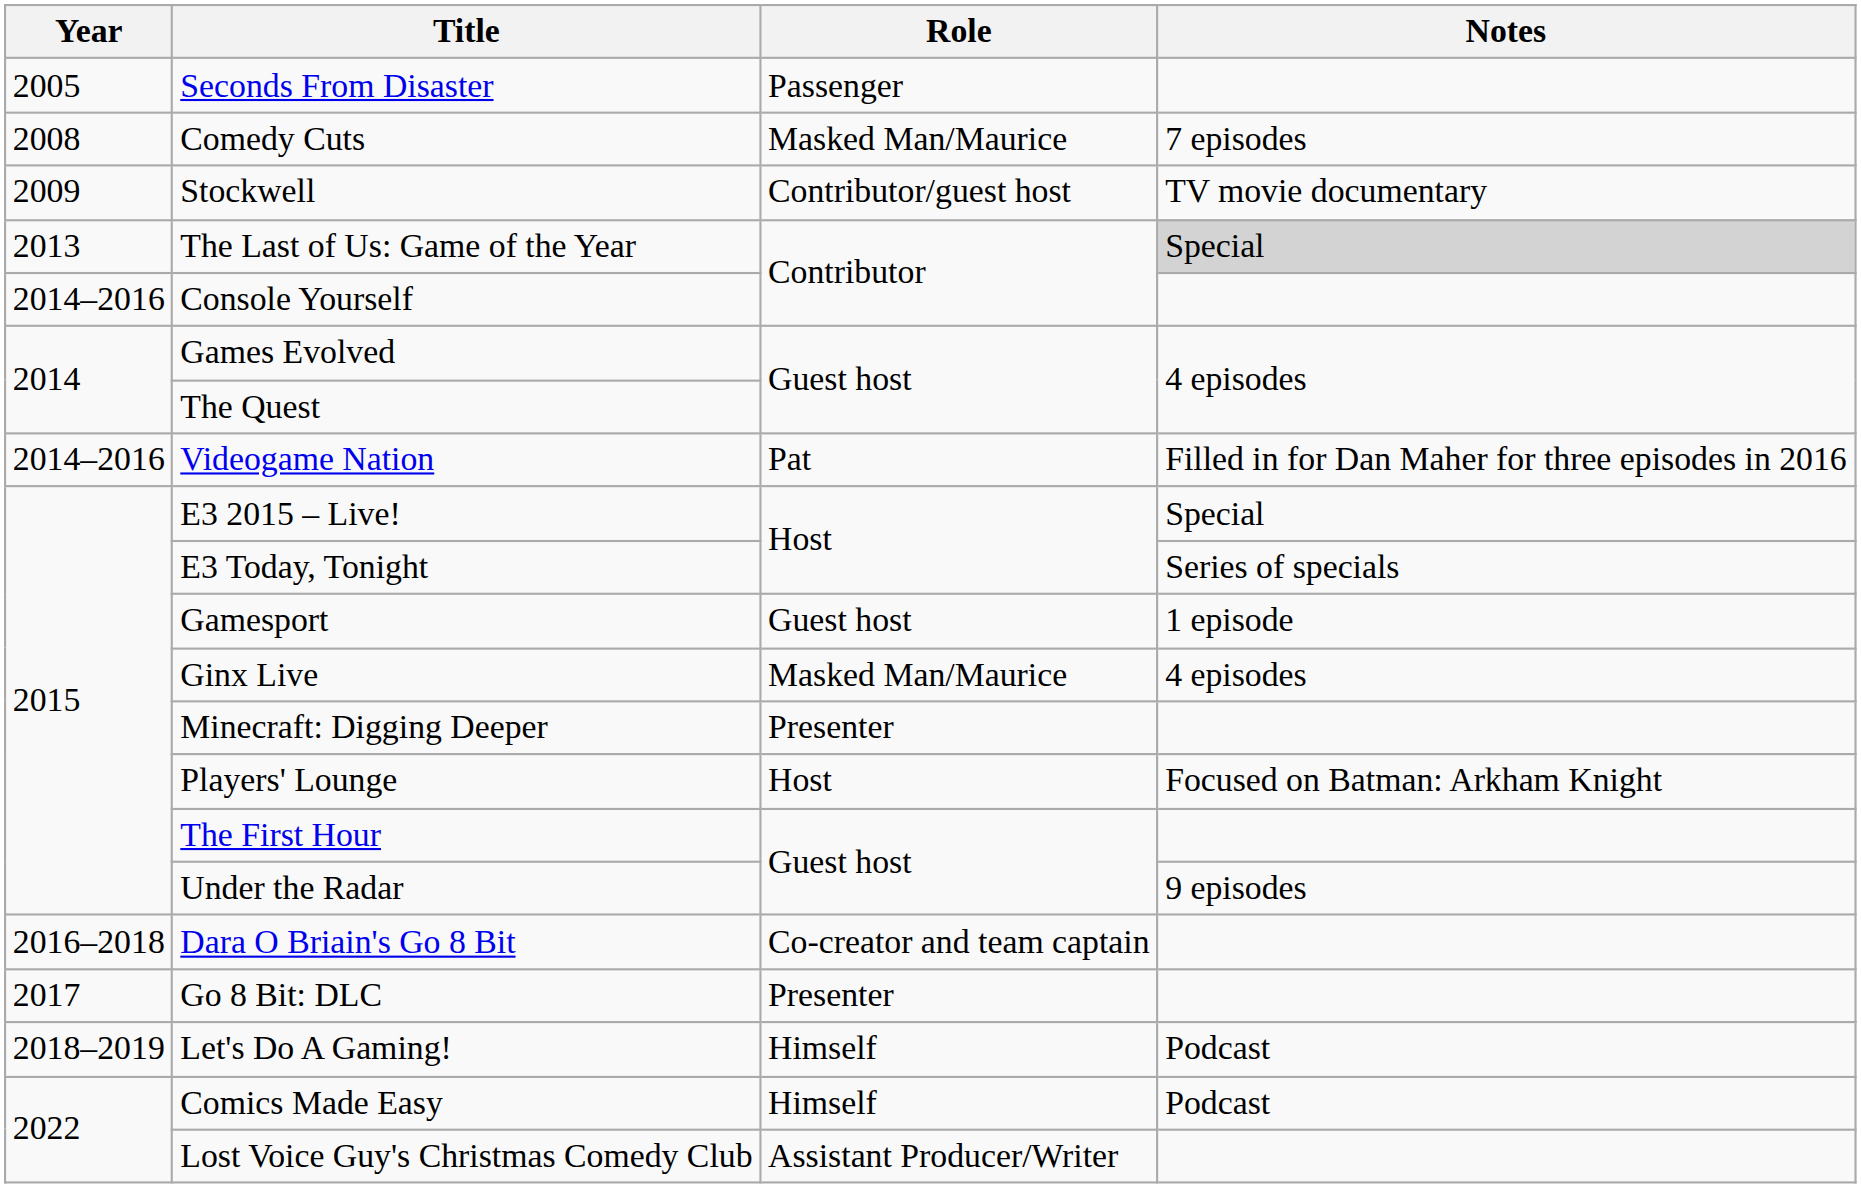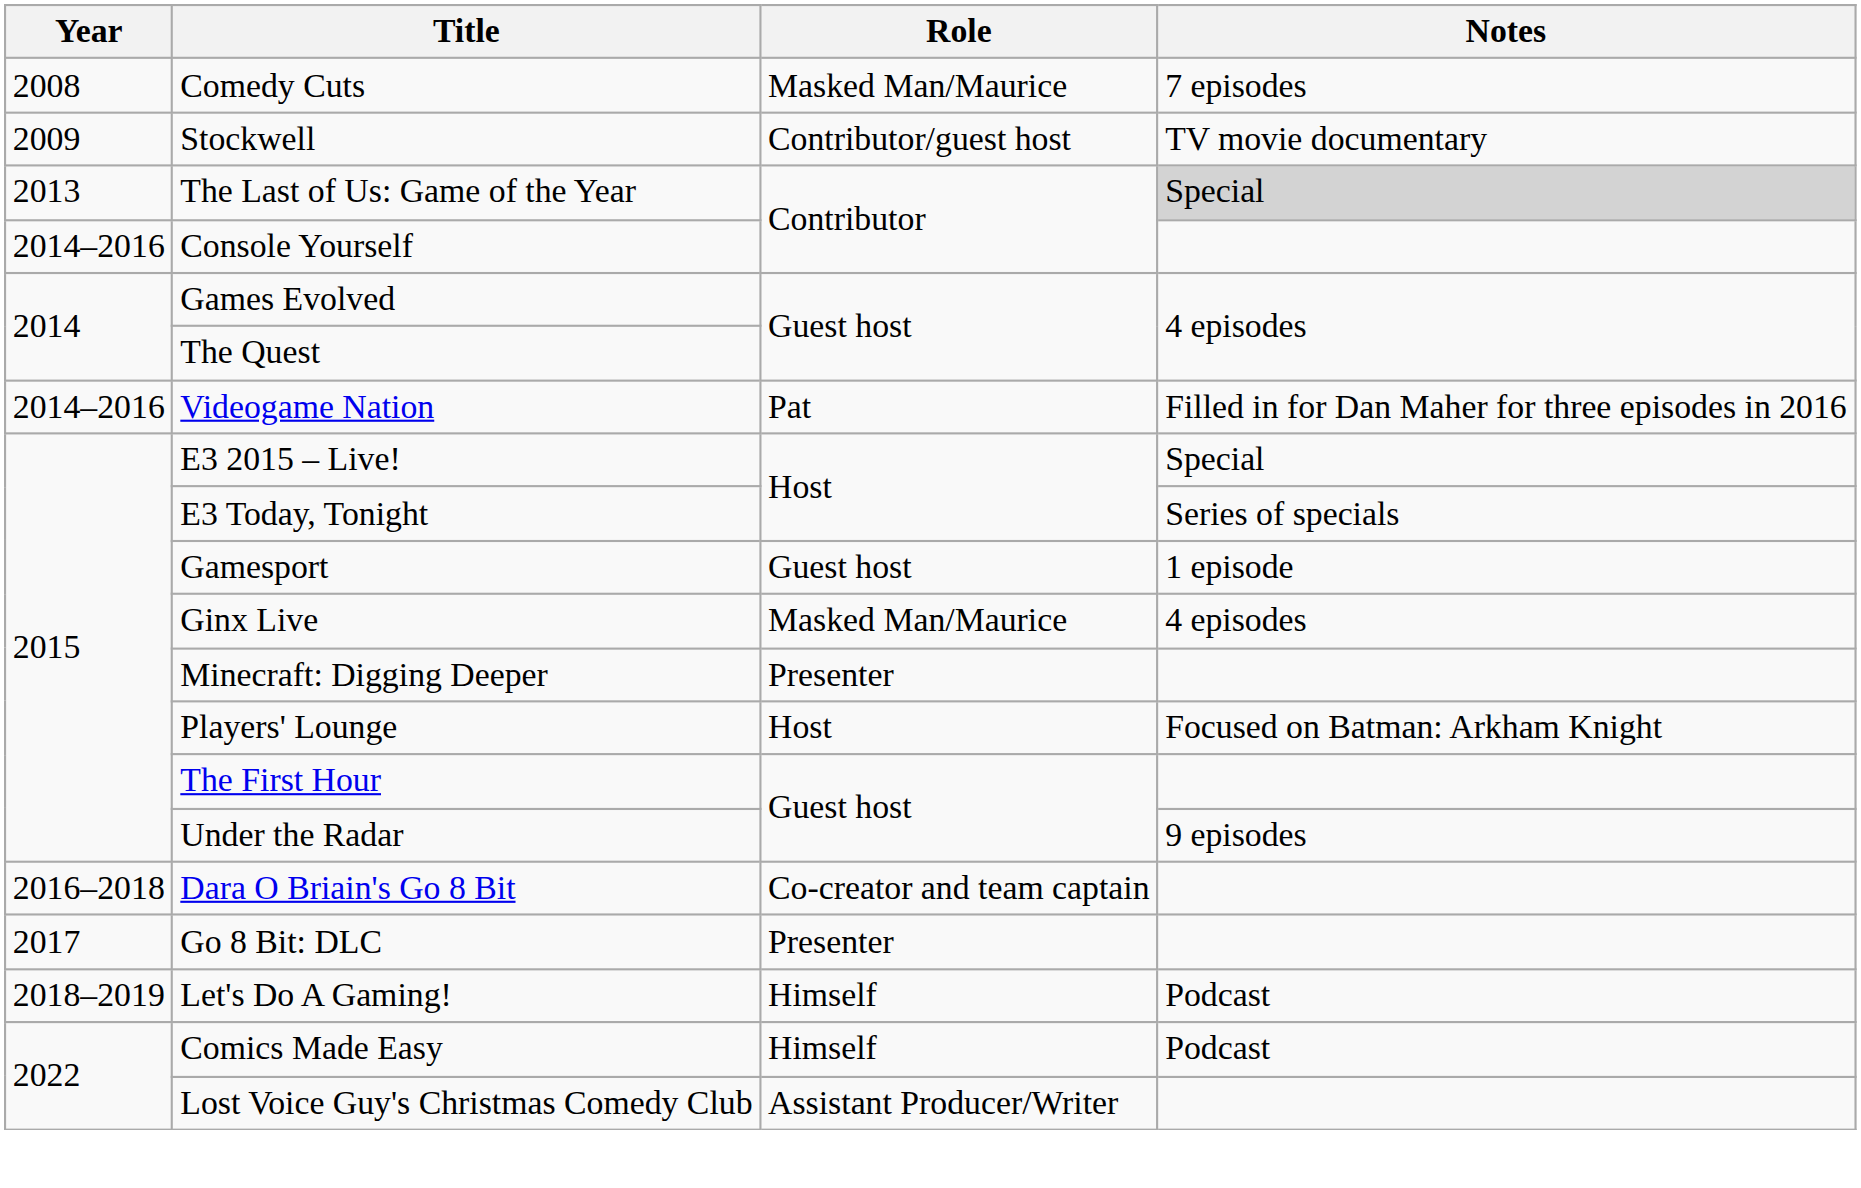- row: (337, 84)
